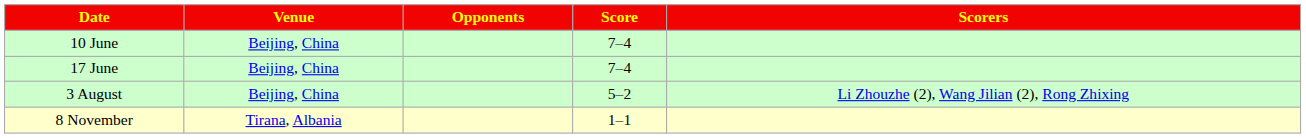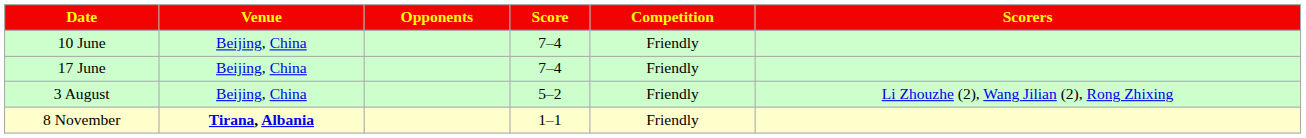+ column: (673, 17)
(294, 120) normal -> (261, 120) bold
